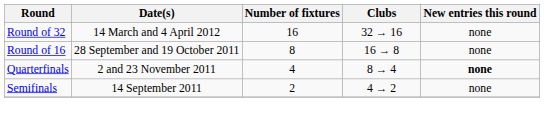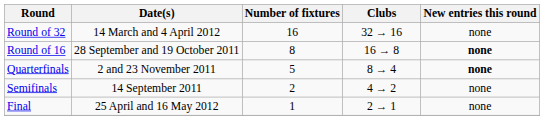(480, 50) normal -> (480, 50) bold
(292, 69) 4 -> (292, 69) 5
+ row: (19, 106)
